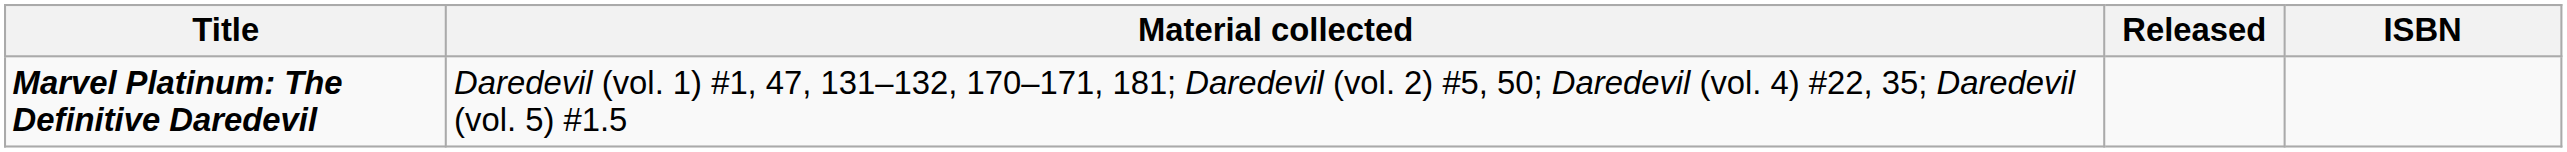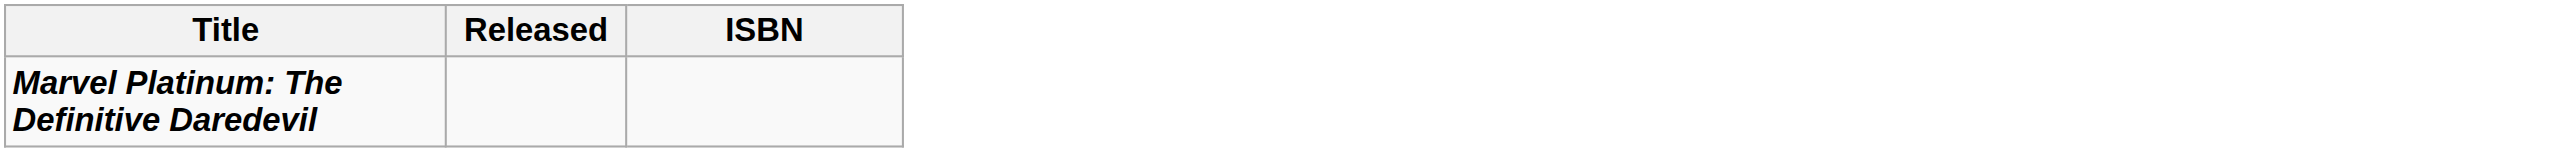- column: (1276, 30)
